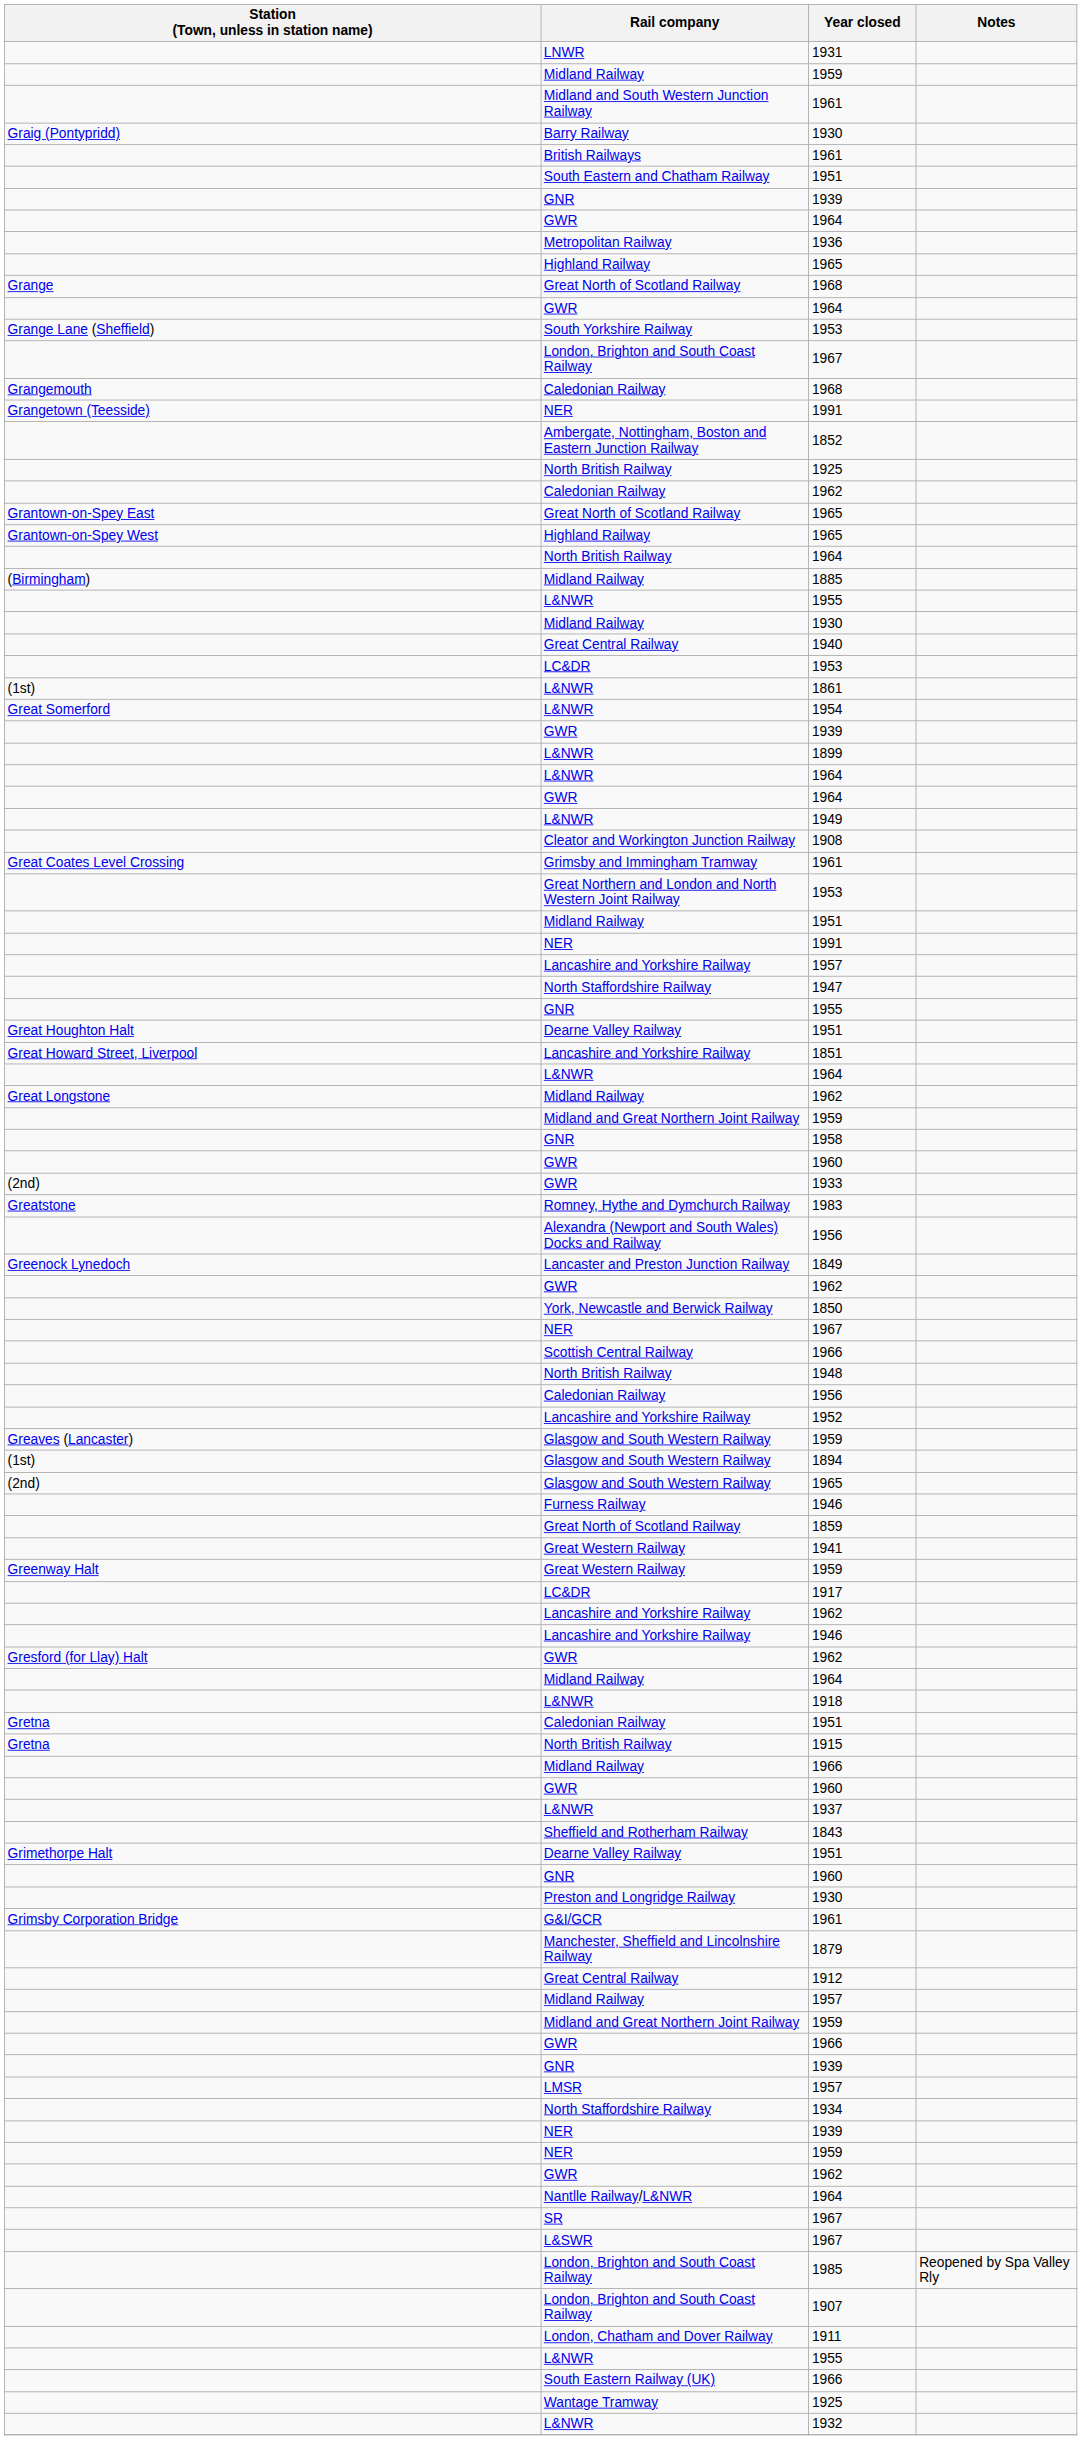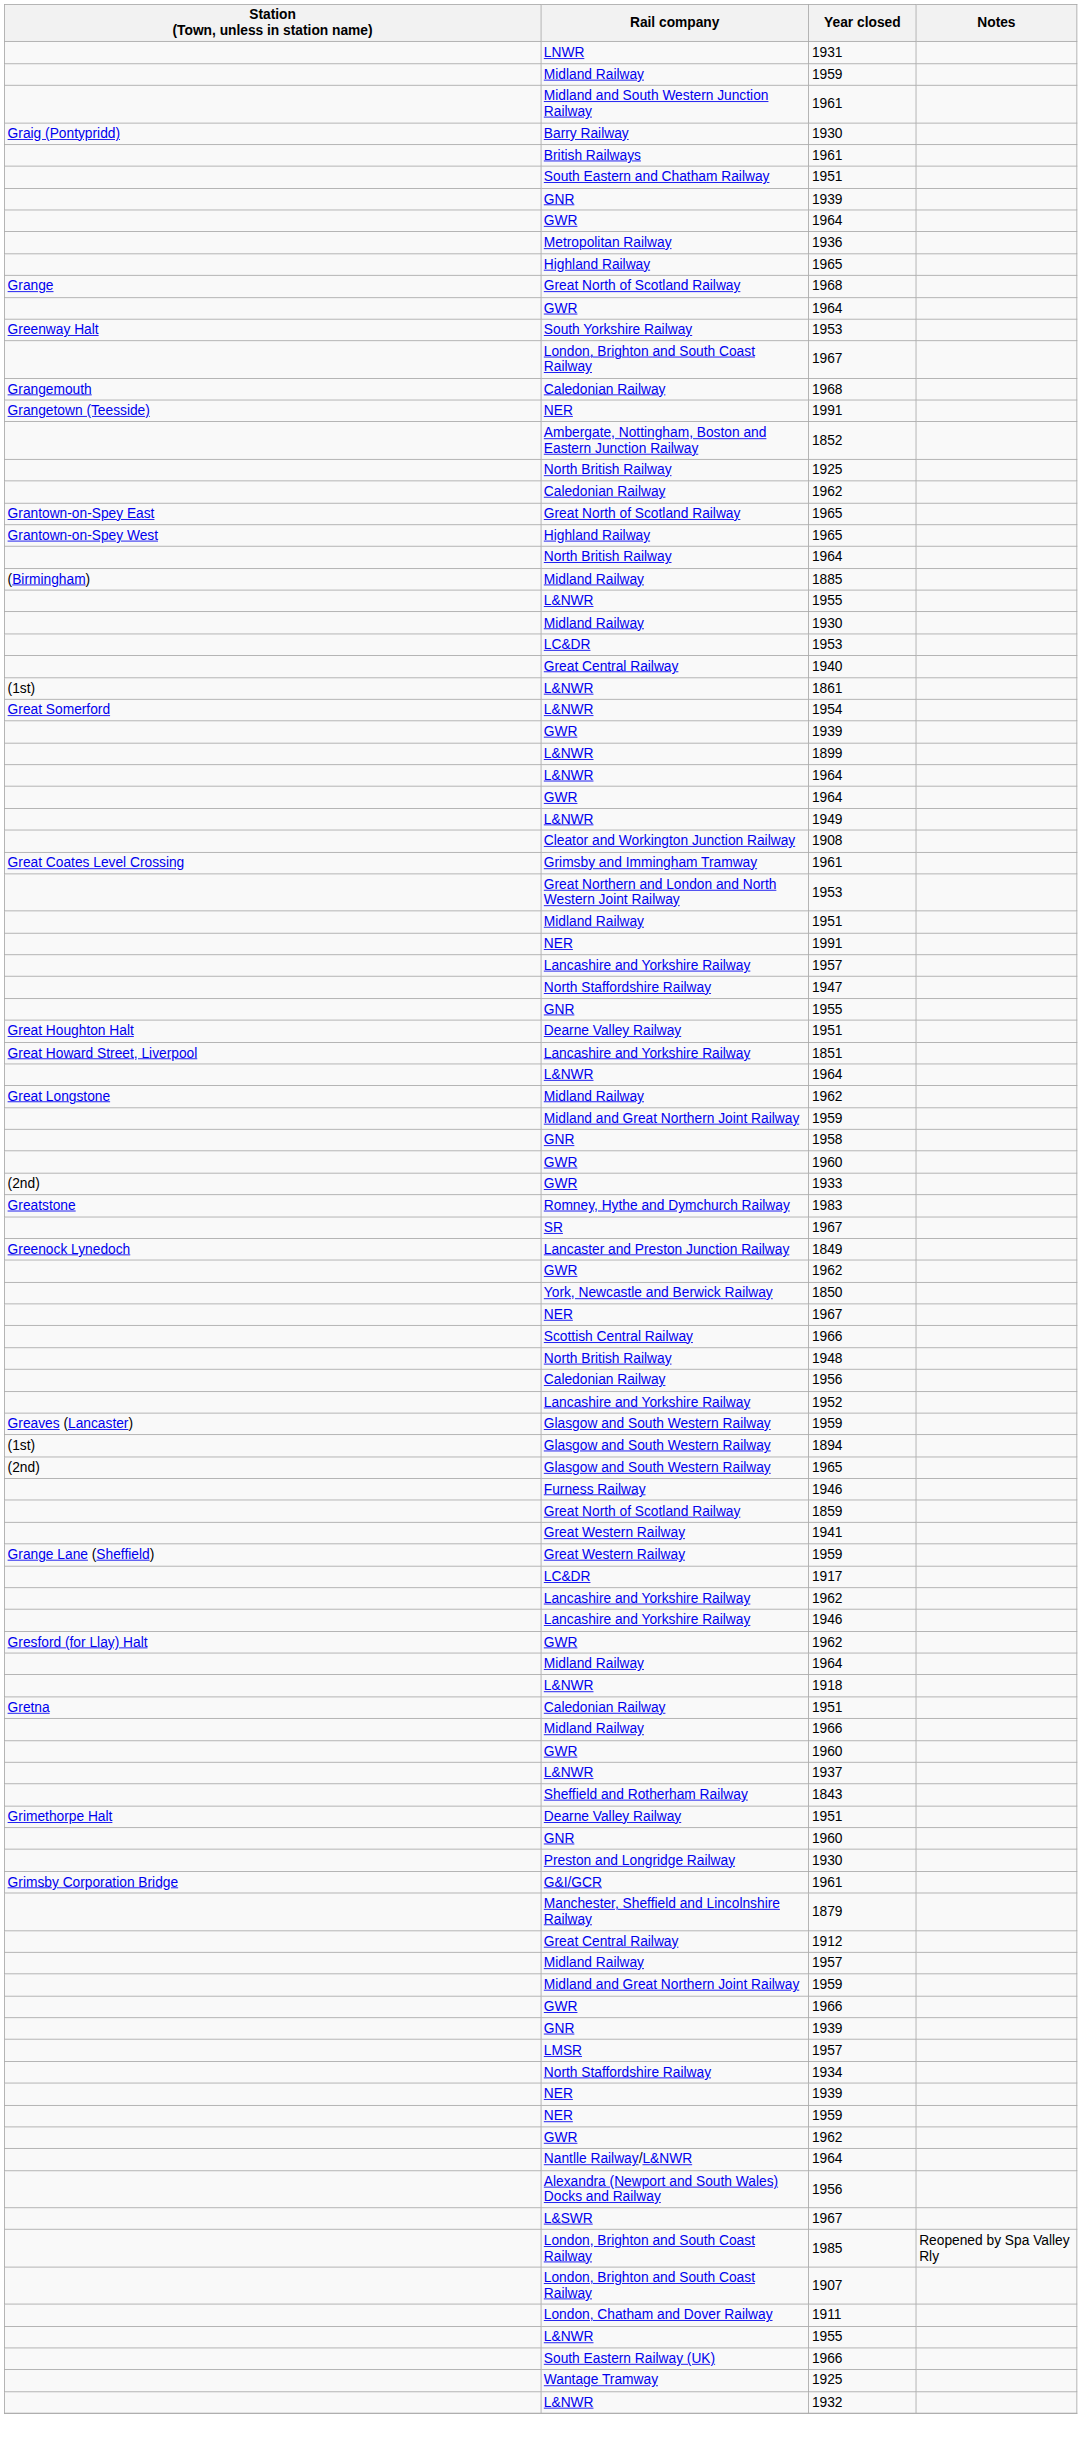(81, 330) Grange Lane (Sheffield) -> (53, 330) Greenway Halt
rows swapped: (611, 644) <-> (567, 666)
rows swapped: (553, 2218) <-> (661, 1235)
(53, 1570) Greenway Halt -> (81, 1554) Grange Lane (Sheffield)
- row: (608, 1744)
